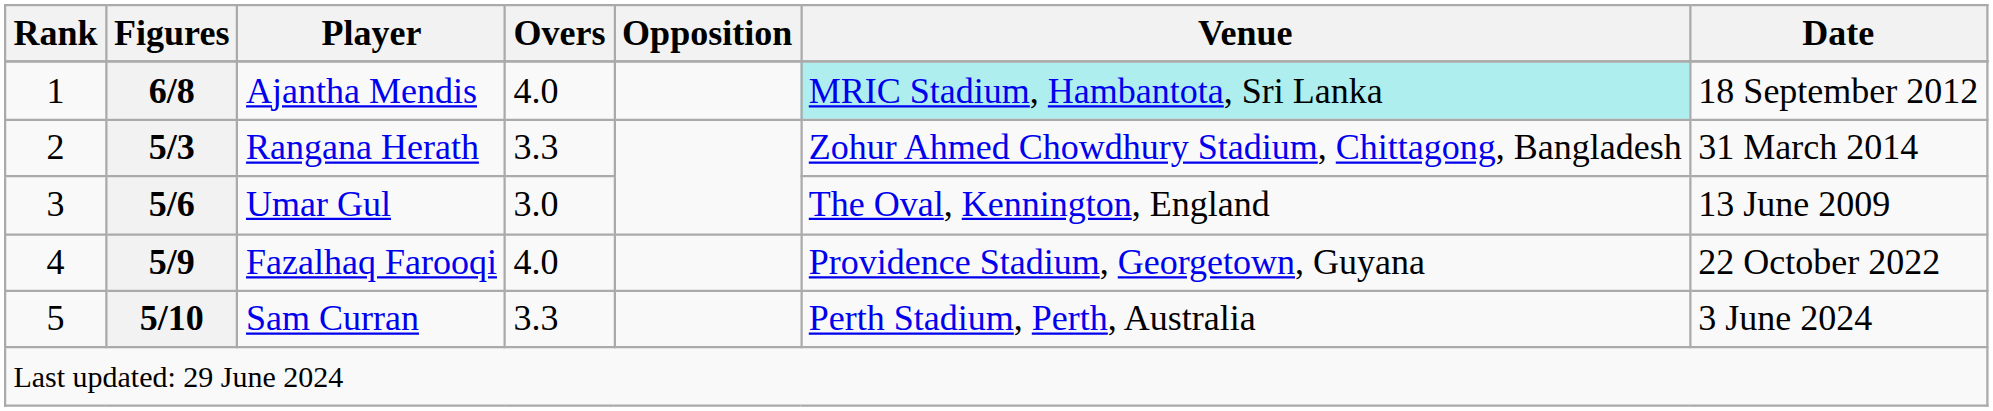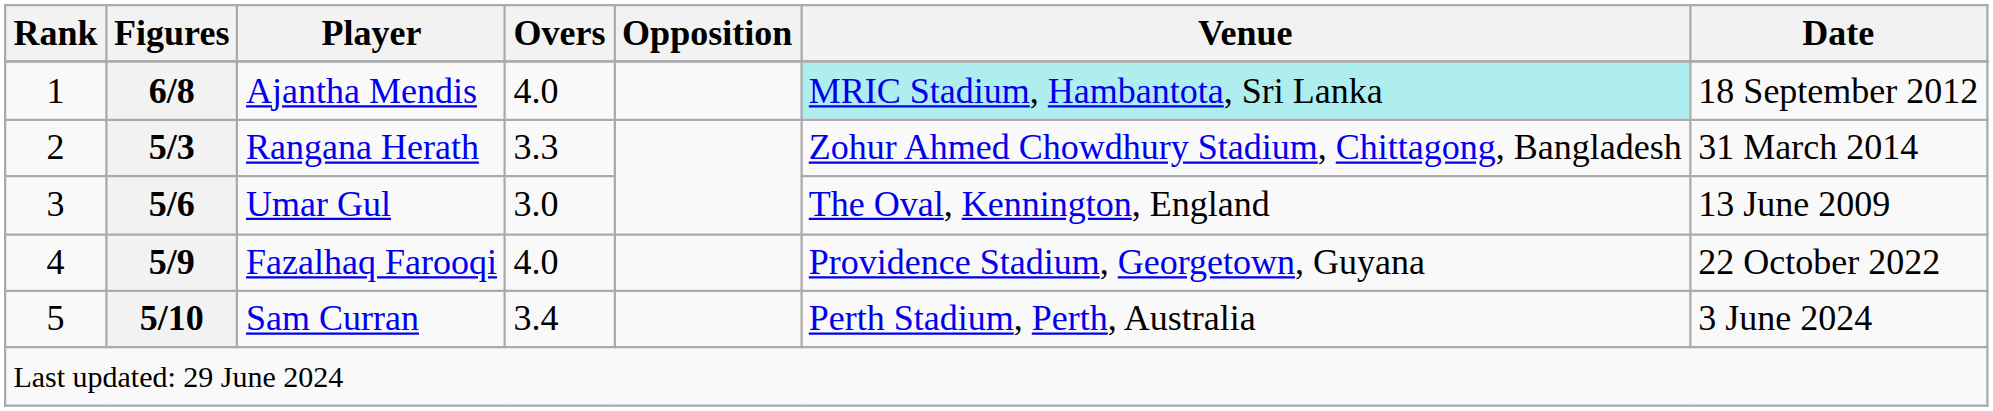(536, 318) 3.3 -> (536, 318) 3.4
